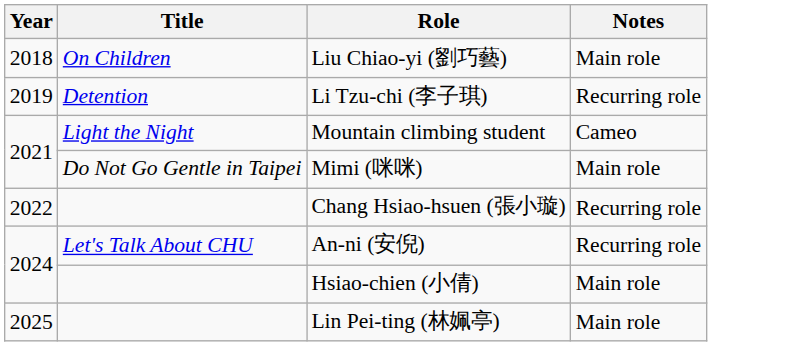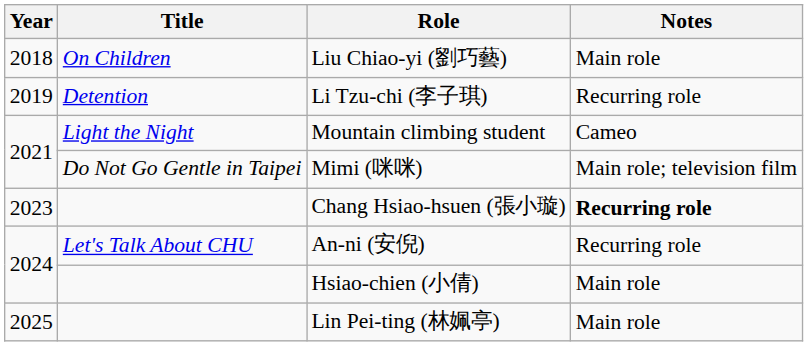(618, 168) Main role -> (686, 168) Main role; television film
(31, 207) 2022 -> (31, 207) 2023
(638, 207) normal -> (644, 207) bold
